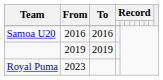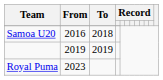(102, 34) 2016 -> (102, 34) 2018
